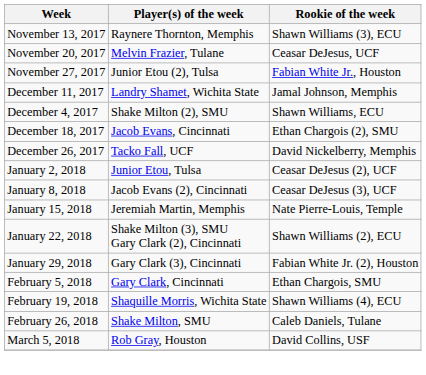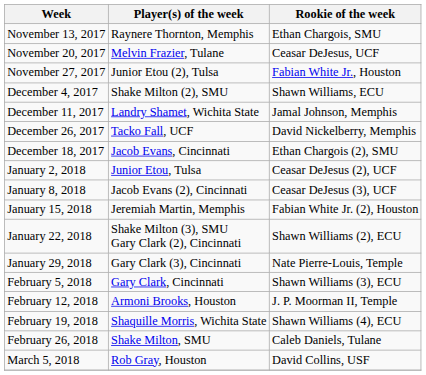(337, 33) Shawn Williams (3), ECU -> (327, 33) Ethan Chargois, SMU
rows swapped: (53, 111) <-> (55, 92)
rows swapped: (56, 131) <-> (56, 151)
(337, 209) Nate Pierre-Louis, Temple -> (345, 209) Fabian White Jr. (2), Houston
(345, 262) Fabian White Jr. (2), Houston -> (337, 262) Nate Pierre-Louis, Temple
(327, 282) Ethan Chargois, SMU -> (337, 282) Shawn Williams (3), ECU
+ row: (53, 301)
